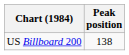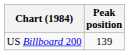(104, 41) 138 -> (104, 41) 139
